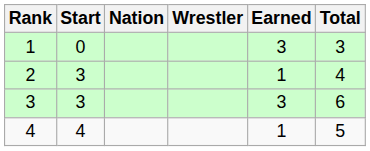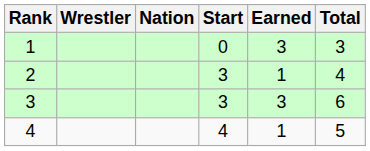columns swapped: (208, 18) <-> (80, 18)
